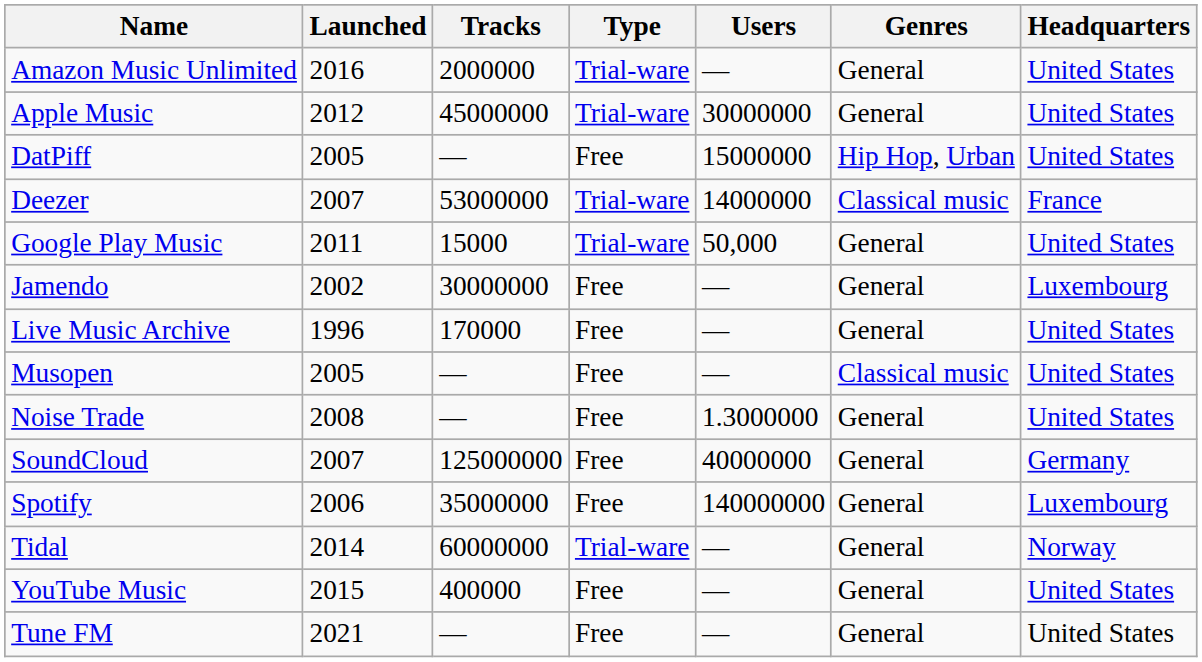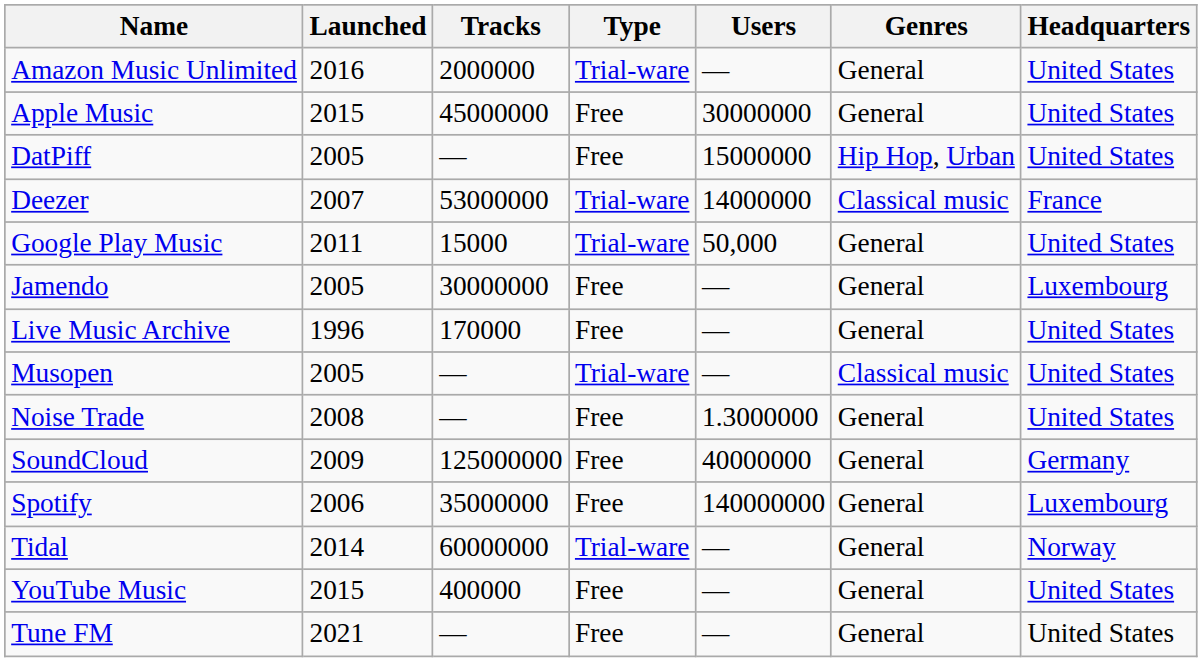(337, 112) 2012 -> (337, 112) 2015
(632, 112) Trial-ware -> (599, 112) Free
(337, 286) 2002 -> (337, 286) 2005
(599, 373) Free -> (632, 373) Trial-ware
(337, 460) 2007 -> (337, 460) 2009
